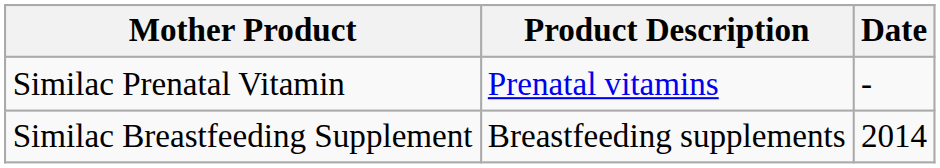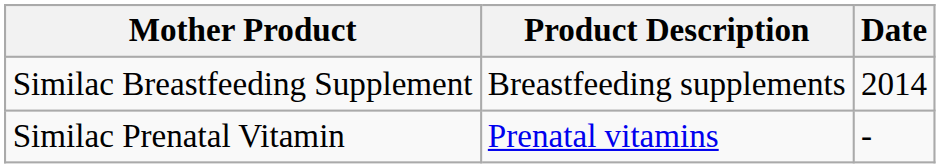rows swapped: (243, 135) <-> (179, 83)
